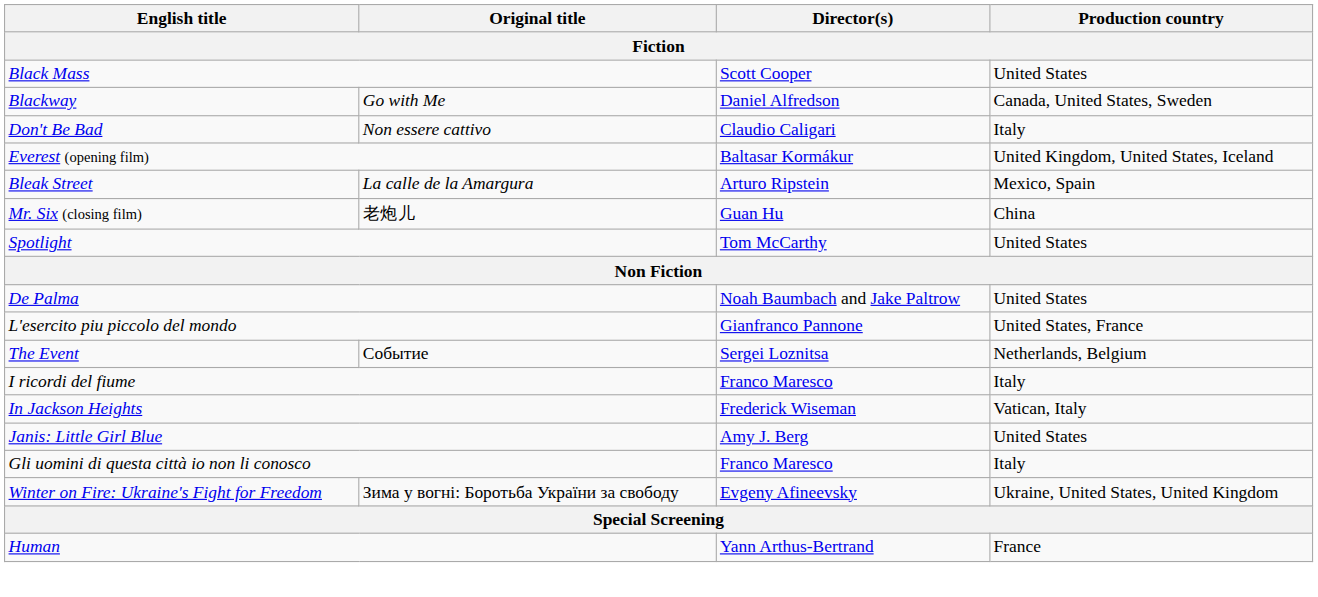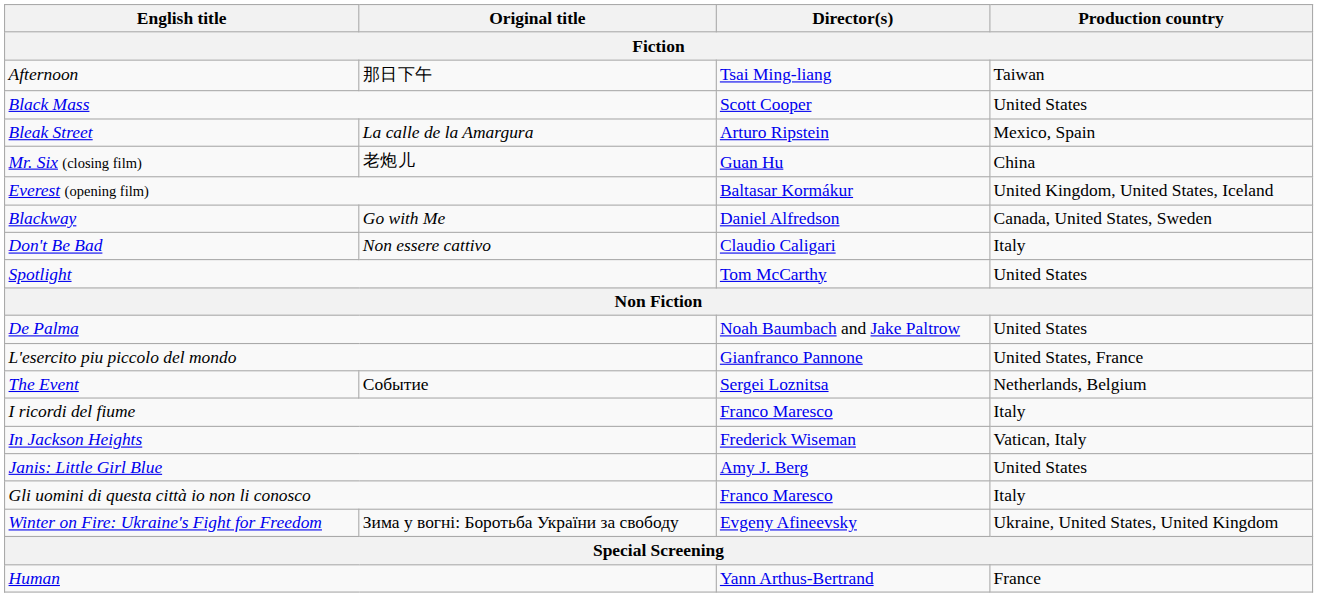+ row: (43, 75)
rows swapped: (51, 184) <-> (42, 101)
rows swapped: (55, 128) <-> (75, 213)
